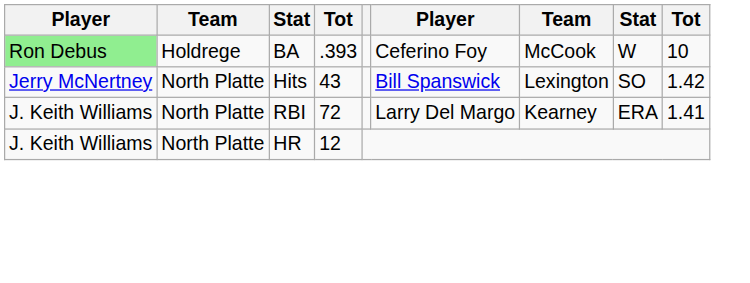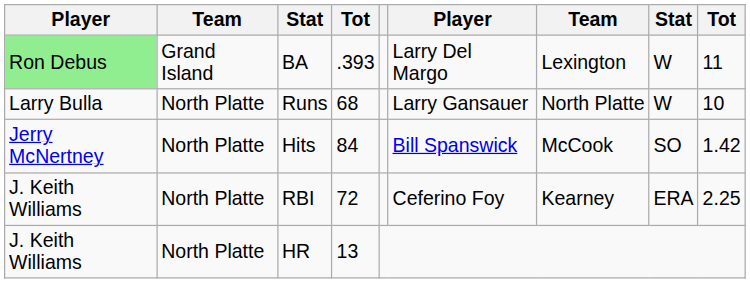(201, 50) Holdrege -> (188, 61) Grand Island
(431, 50) Ceferino Foy -> (432, 61) Larry Del Margo
(560, 50) McCook -> (584, 61) Lexington
(678, 50) 10 -> (713, 61) 11
+ row: (305, 103)
(330, 81) 43 -> (347, 145) 84
(566, 81) Lexington -> (577, 145) McCook
(445, 112) Larry Del Margo -> (448, 198) Ceferino Foy
(686, 112) 1.41 -> (722, 198) 2.25
(330, 143) 12 -> (347, 251) 13
